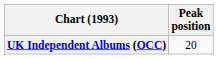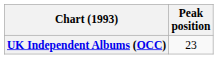(191, 44) 20 -> (191, 44) 23
